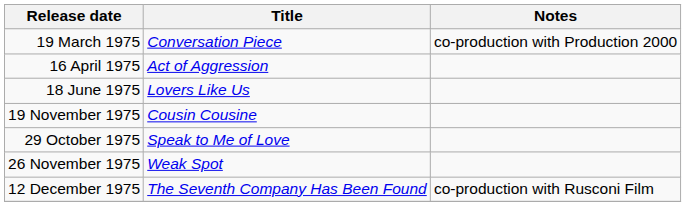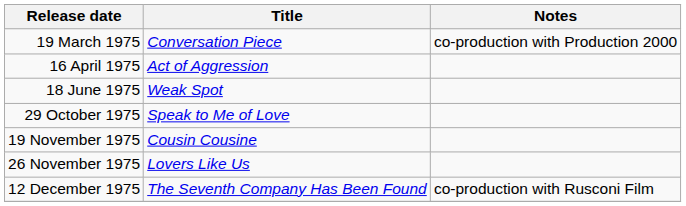(199, 90) Lovers Like Us -> (185, 90) Weak Spot
rows swapped: (82, 139) <-> (74, 115)
(185, 164) Weak Spot -> (199, 164) Lovers Like Us
